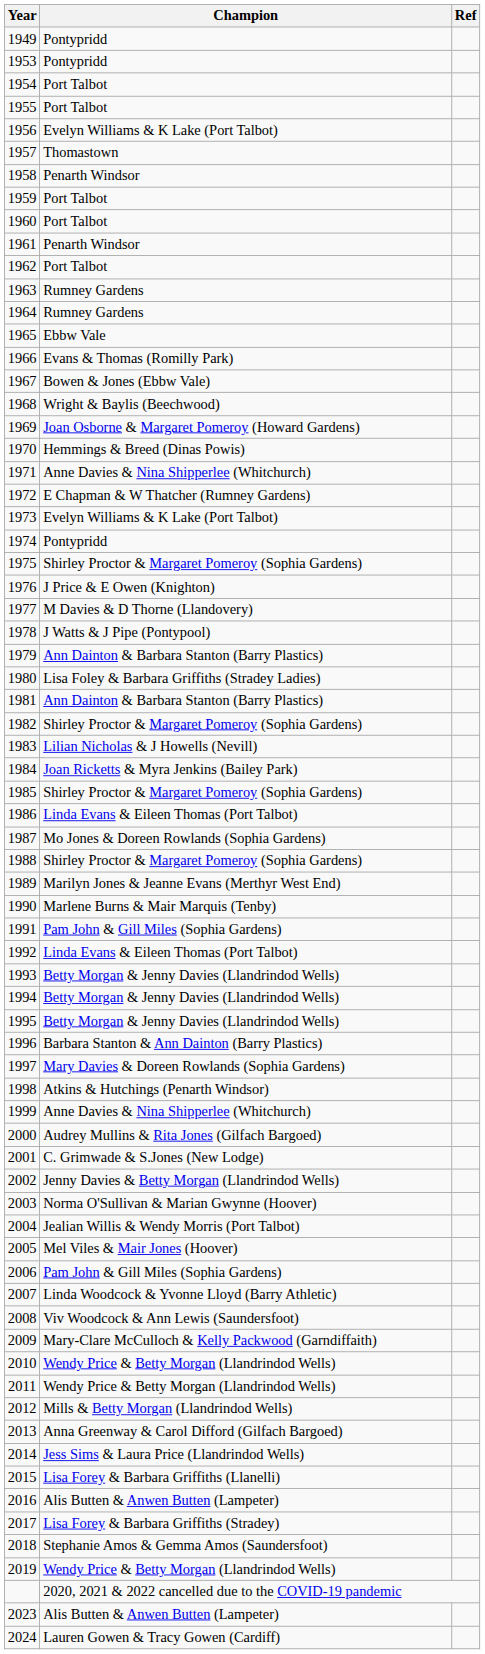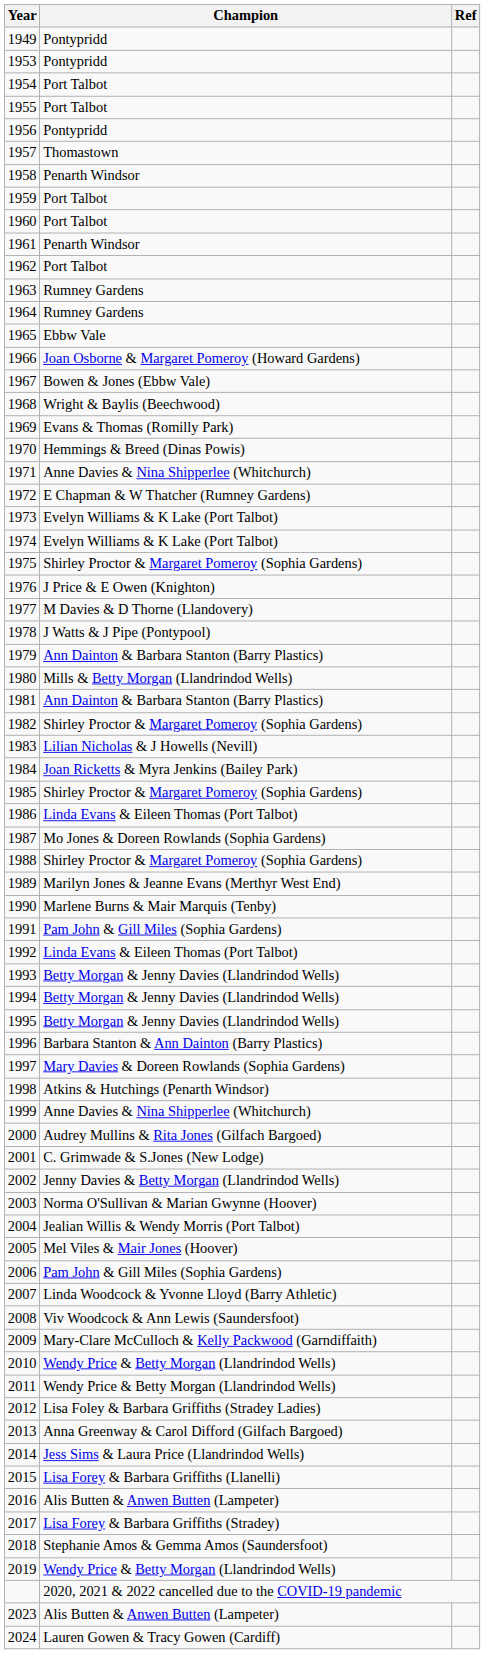(161, 130) Evelyn Williams & K Lake (Port Talbot) -> (75, 130) Pontypridd
(138, 358) Evans & Thomas (Romilly Park) -> (201, 358) Joan Osborne & Margaret Pomeroy (Howard Gardens)
(201, 426) Joan Osborne & Margaret Pomeroy (Howard Gardens) -> (138, 426) Evans & Thomas (Romilly Park)
(75, 541) Pontypridd -> (161, 541) Evelyn Williams & K Lake (Port Talbot)
(182, 678) Lisa Foley & Barbara Griffiths (Stradey Ladies) -> (168, 678) Mills & Betty Morgan (Llandrindod Wells)
(168, 1409) Mills & Betty Morgan (Llandrindod Wells) -> (182, 1409) Lisa Foley & Barbara Griffiths (Stradey Ladies)
